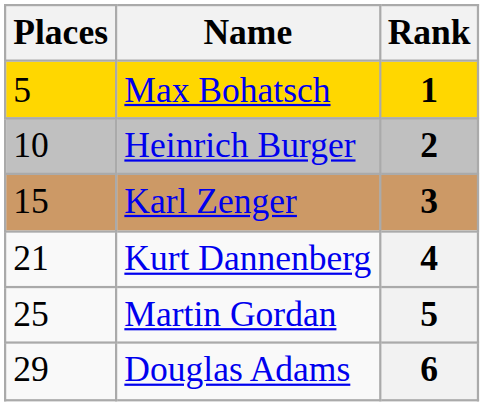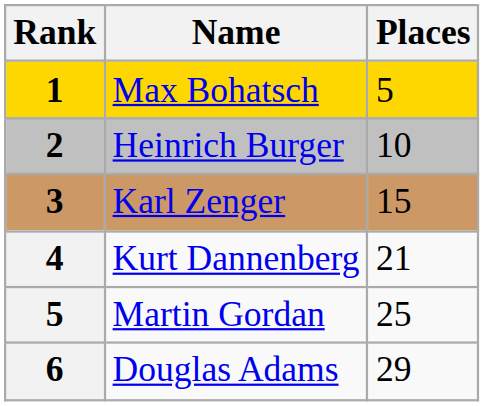columns swapped: (429, 32) <-> (61, 32)
